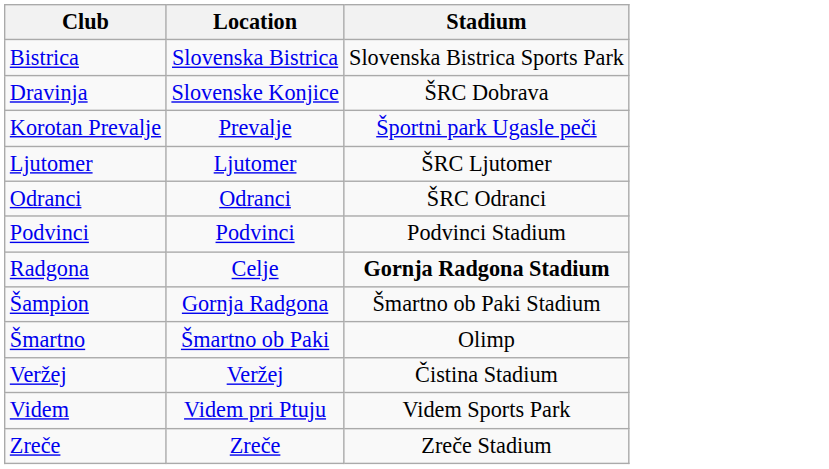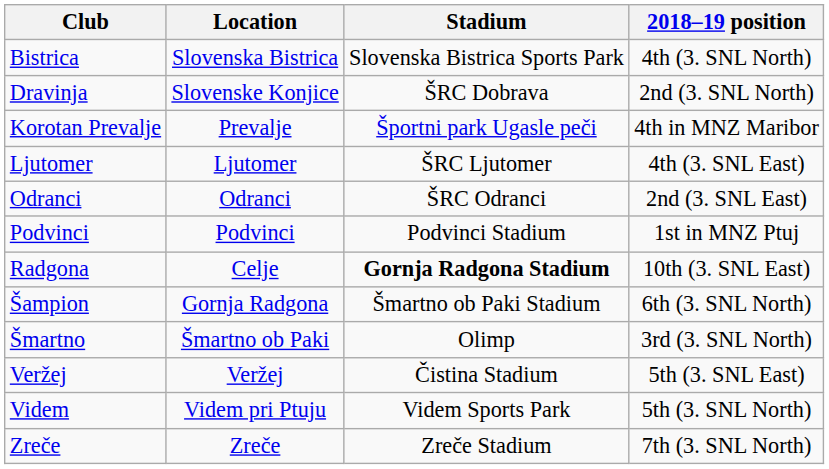+ column: (727, 22)
